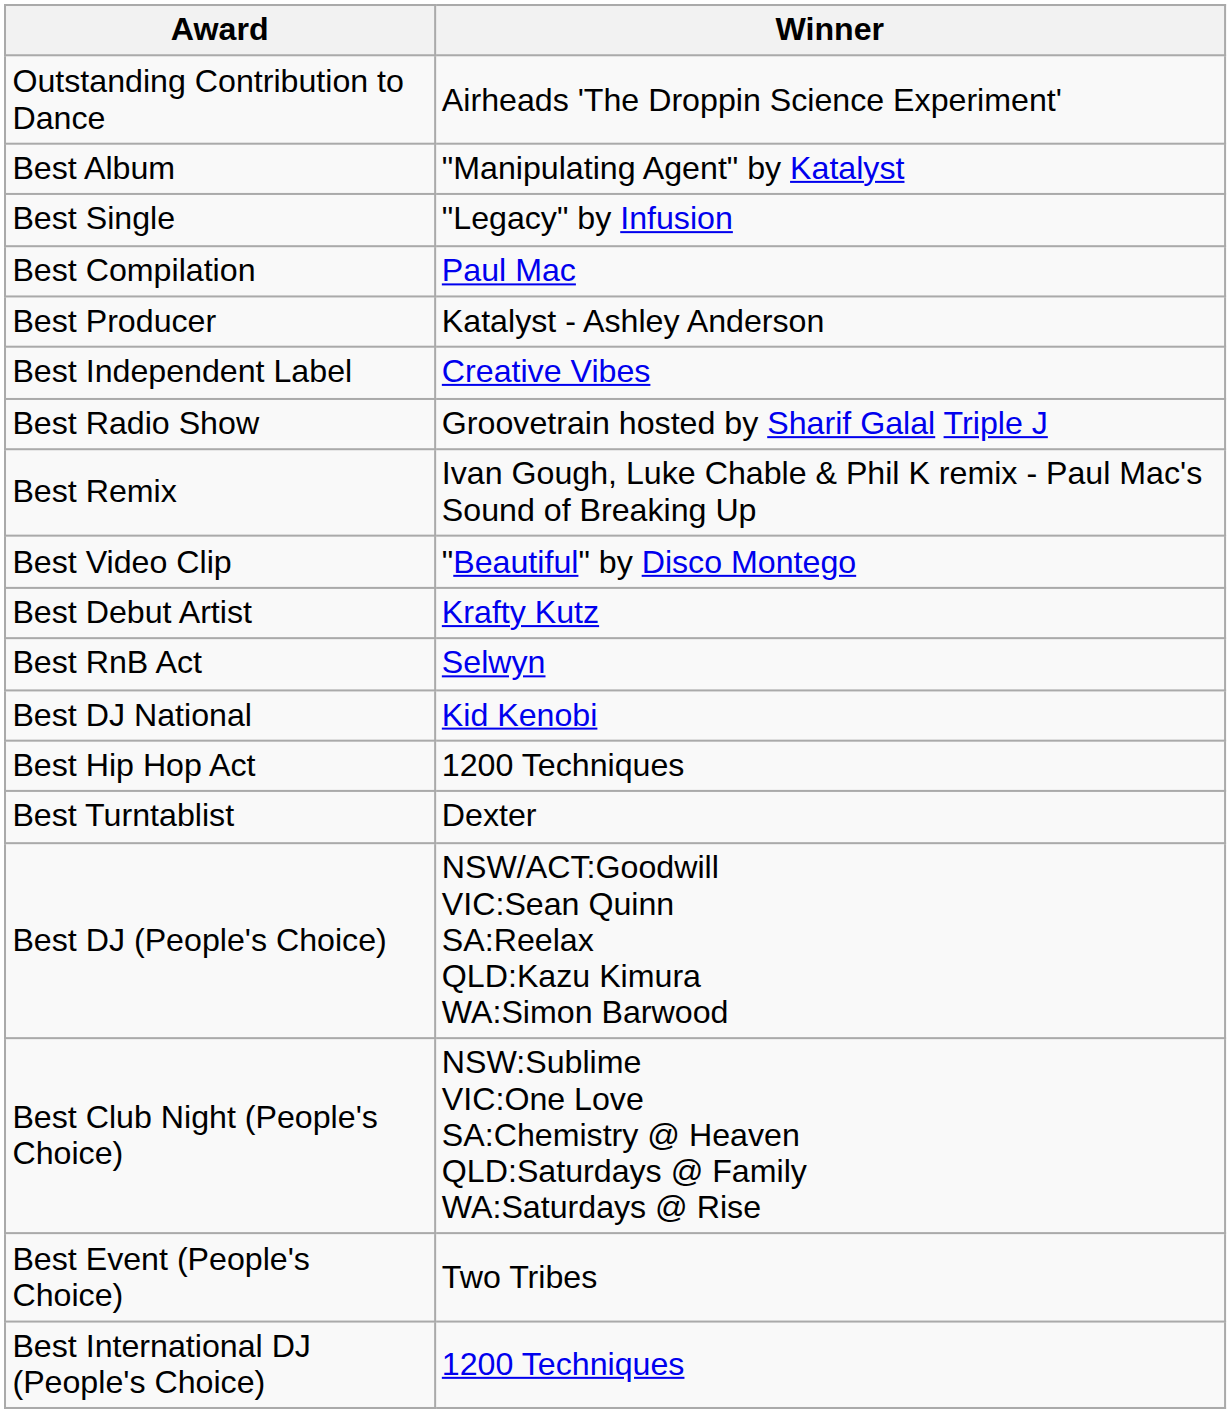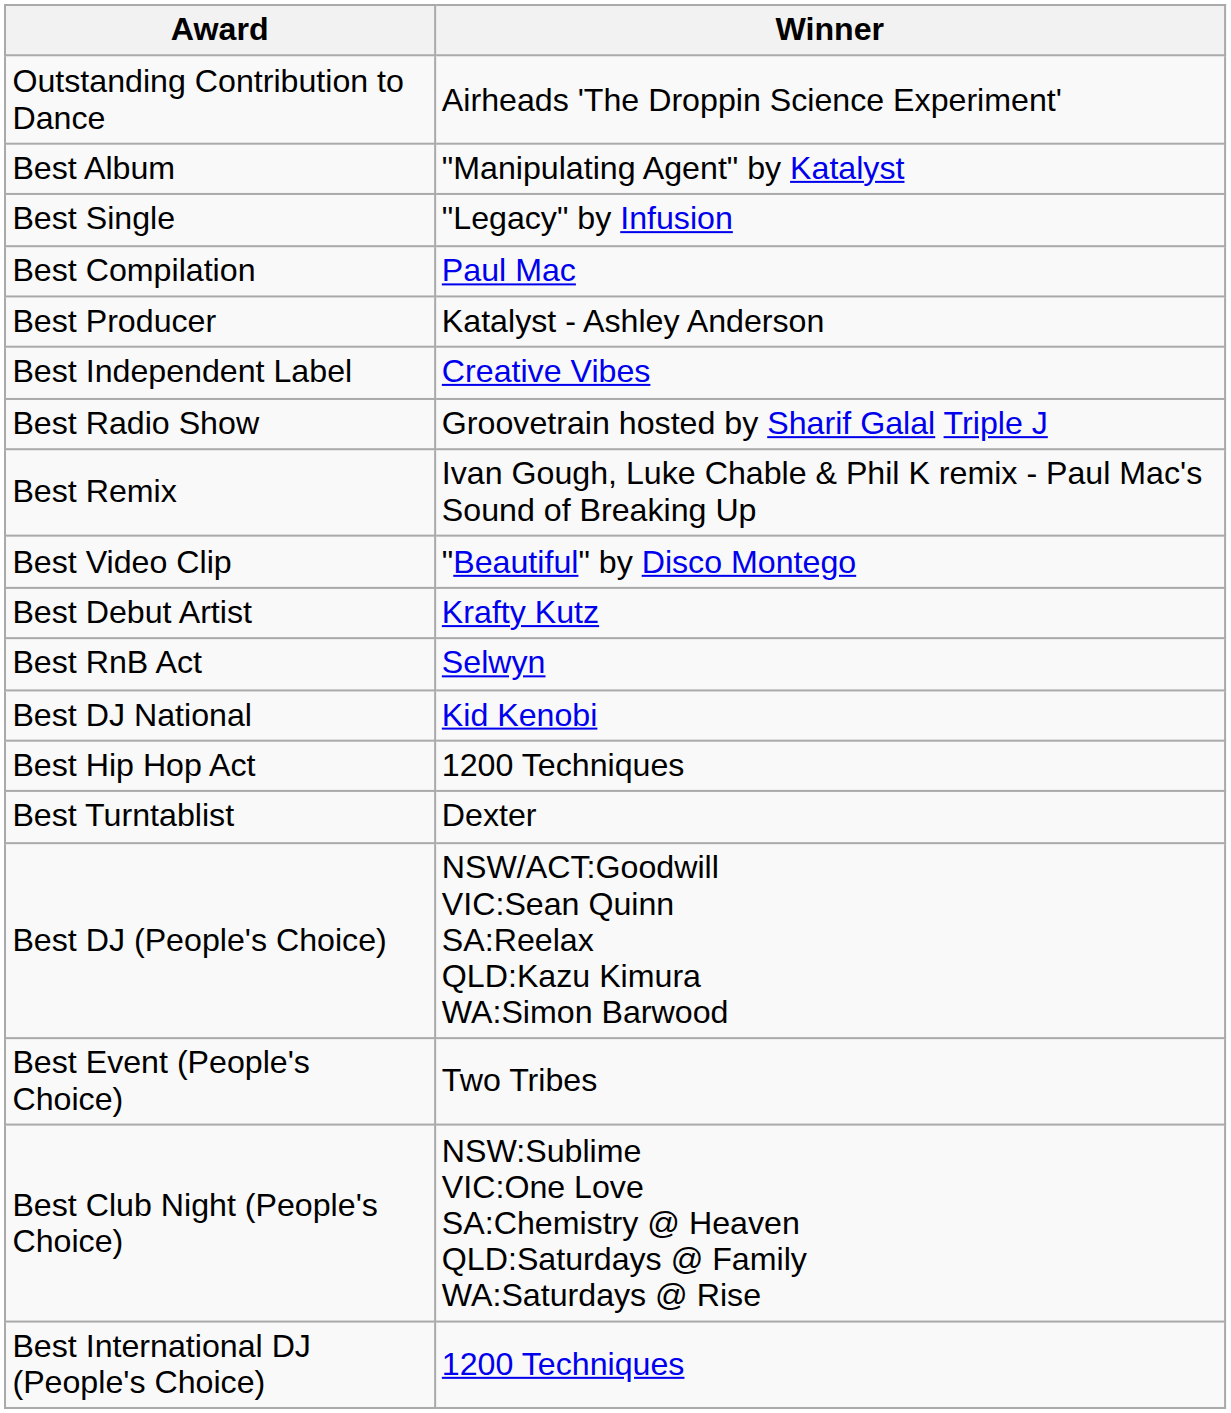rows swapped: (161, 1276) <-> (195, 1135)
